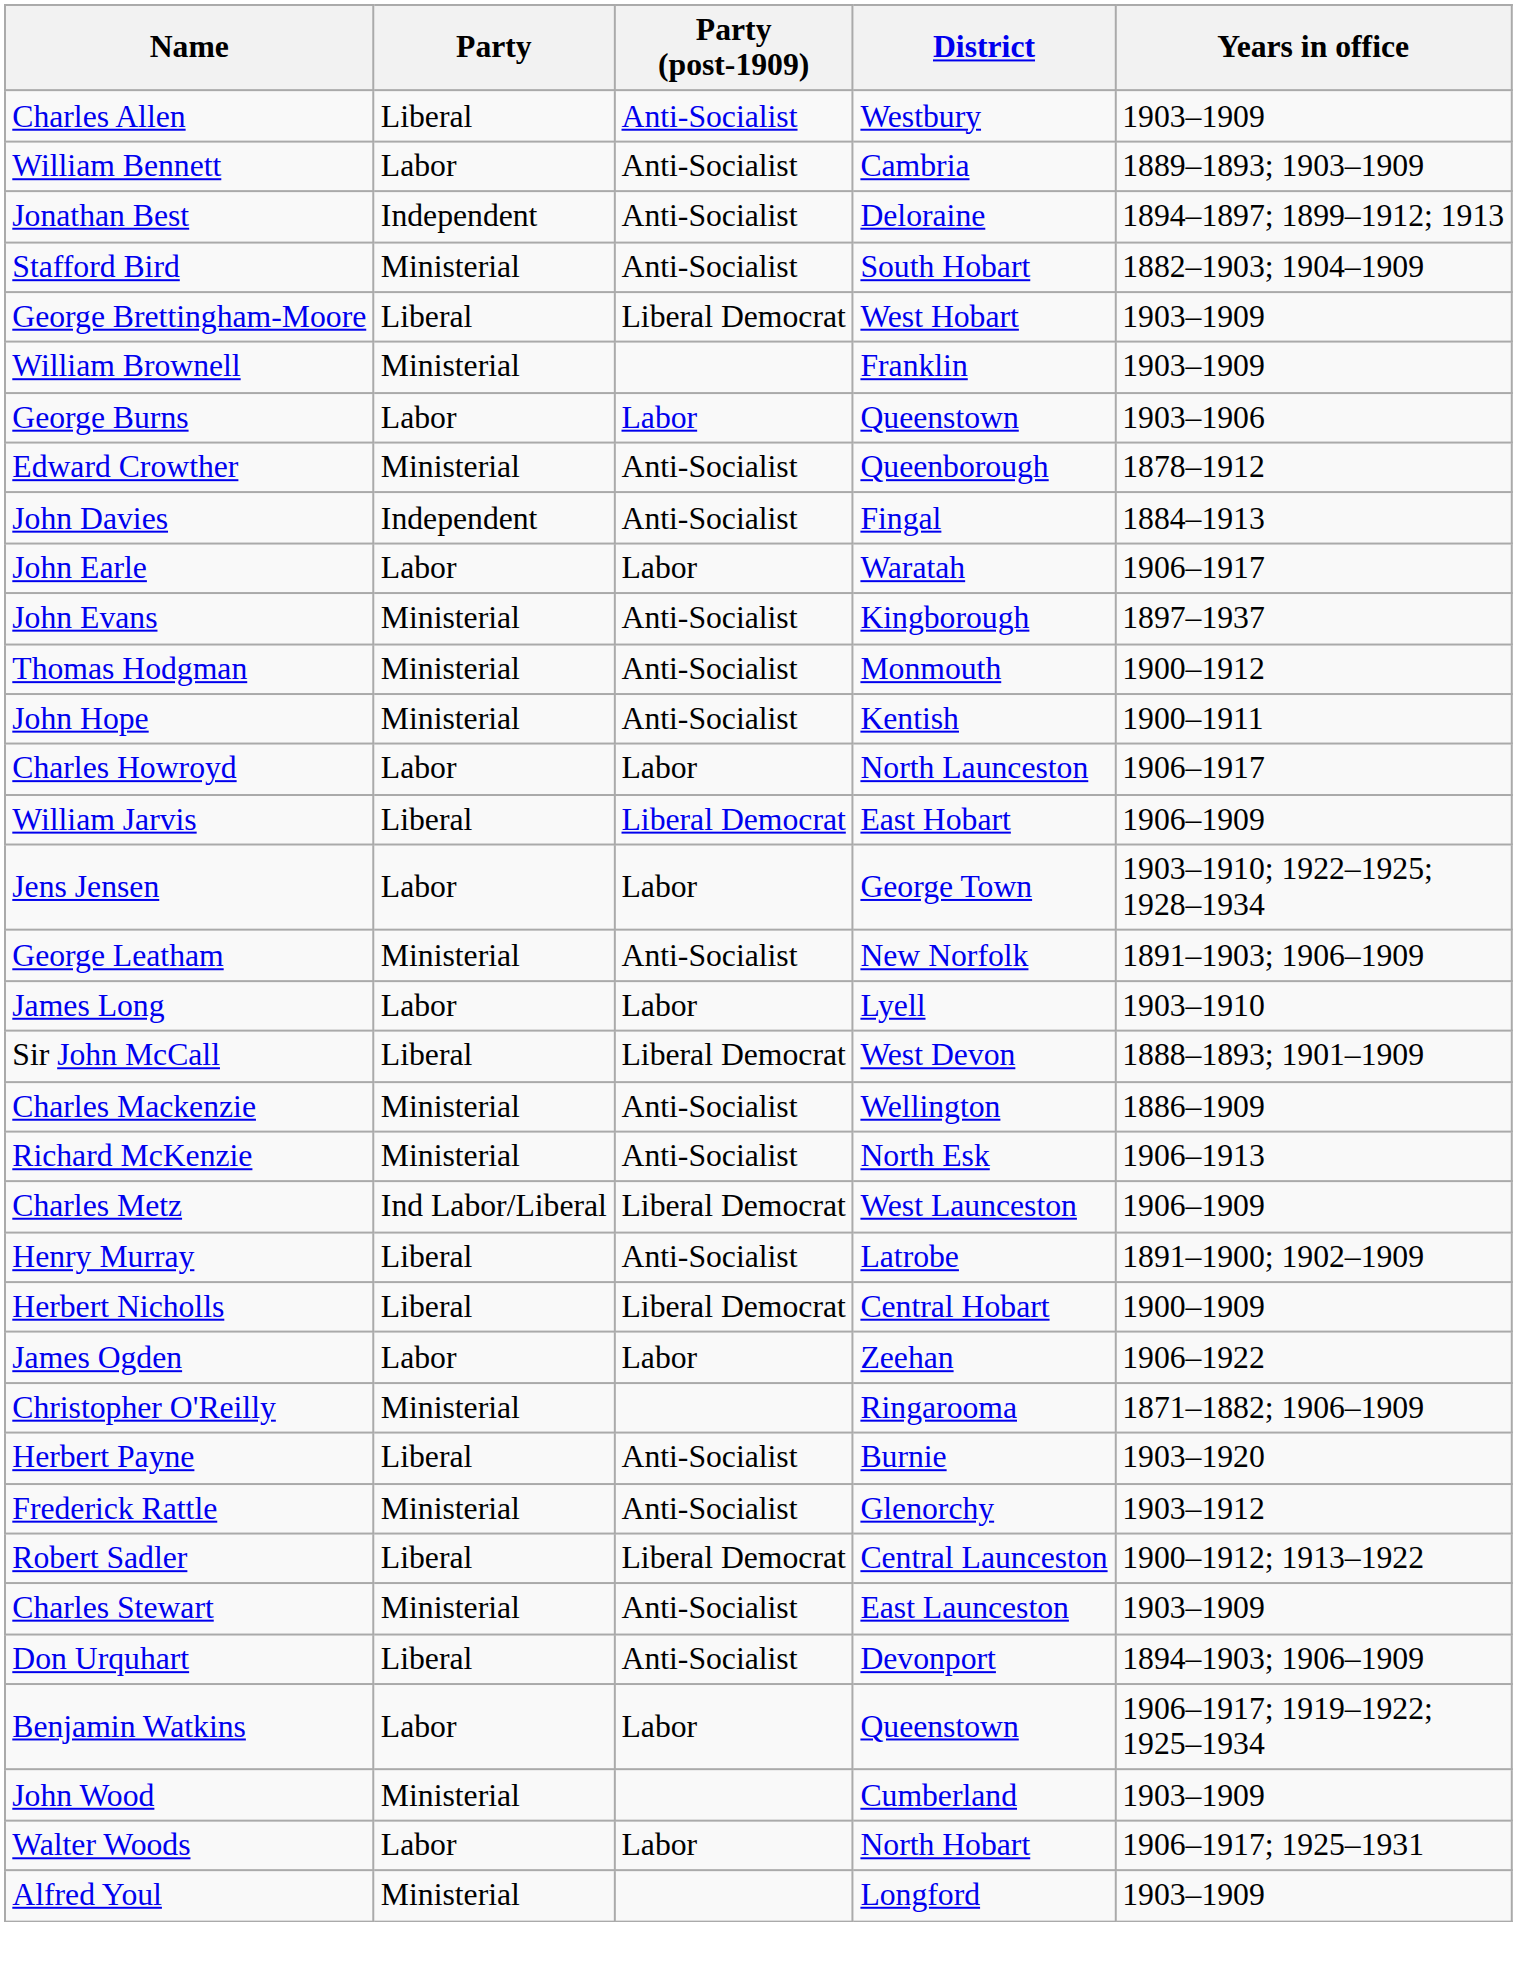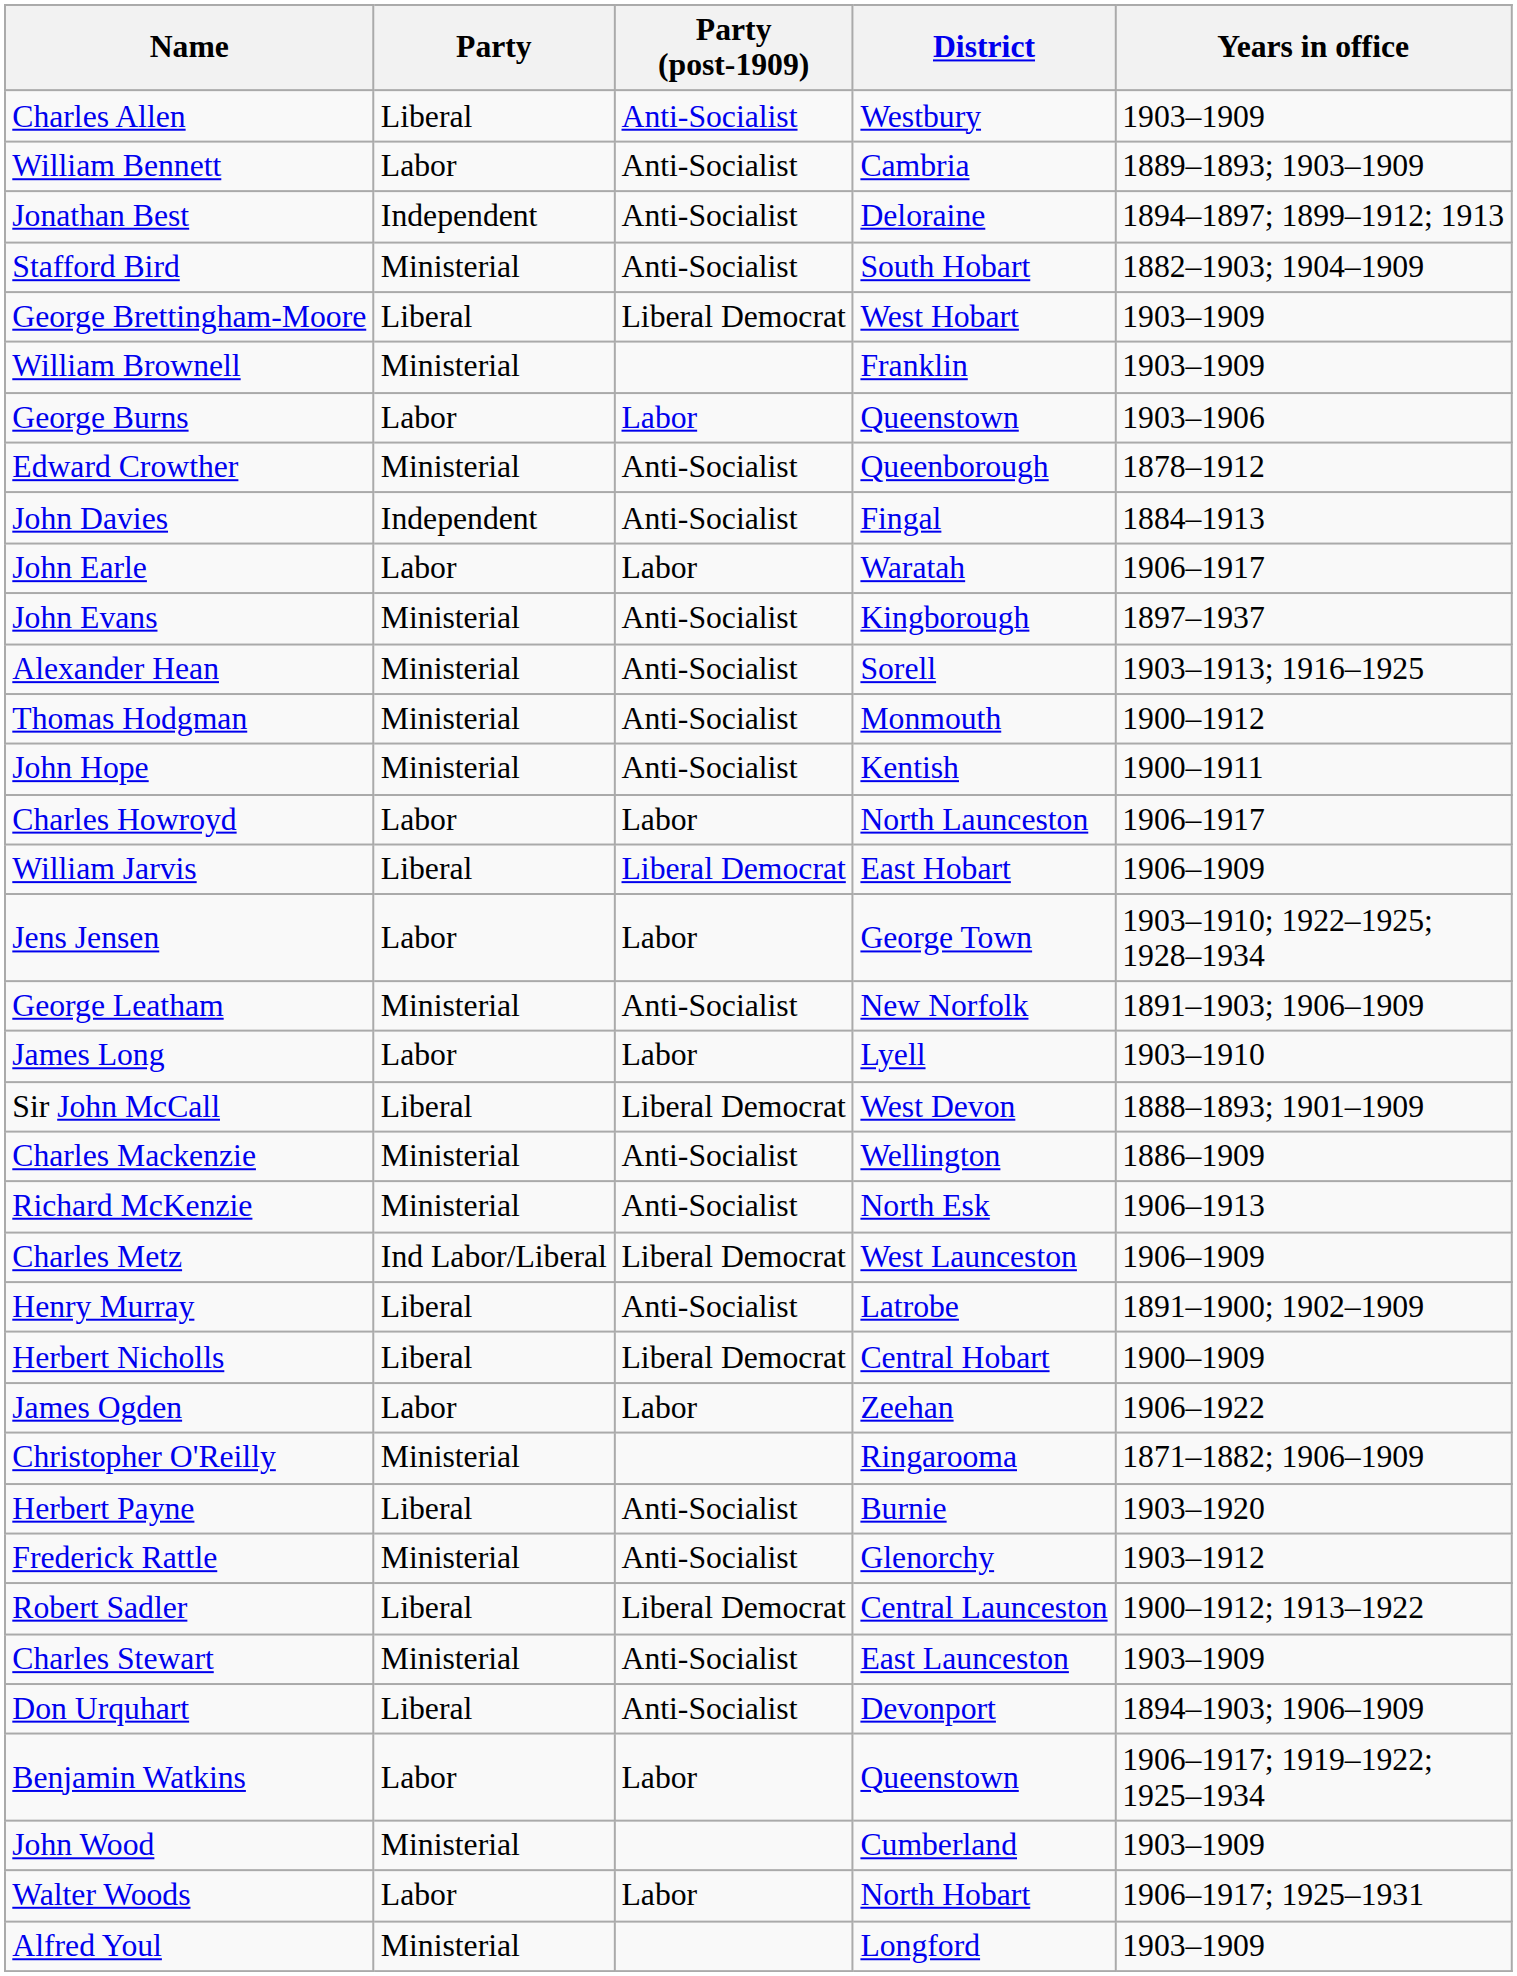+ row: (116, 668)
